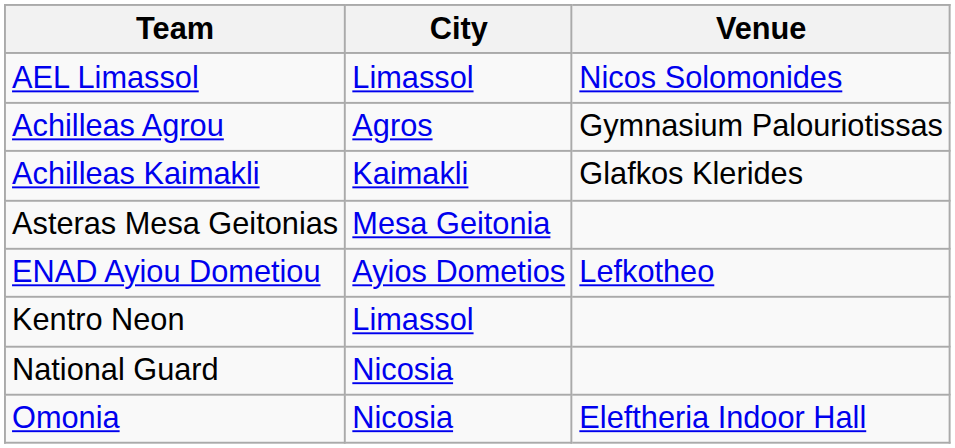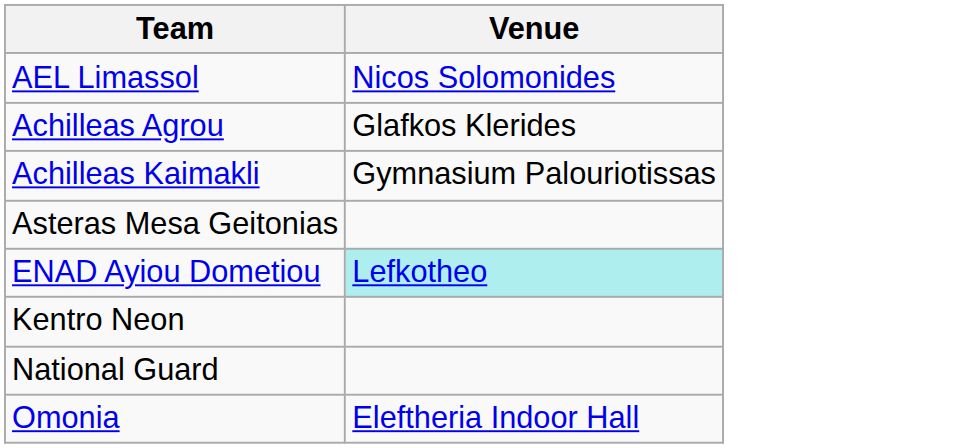- column: (459, 28)
(761, 126) Gymnasium Palouriotissas -> (464, 126) Glafkos Klerides
(691, 175) Glafkos Klerides -> (534, 175) Gymnasium Palouriotissas
(647, 272) no background -> (420, 272) paleturquoise background
